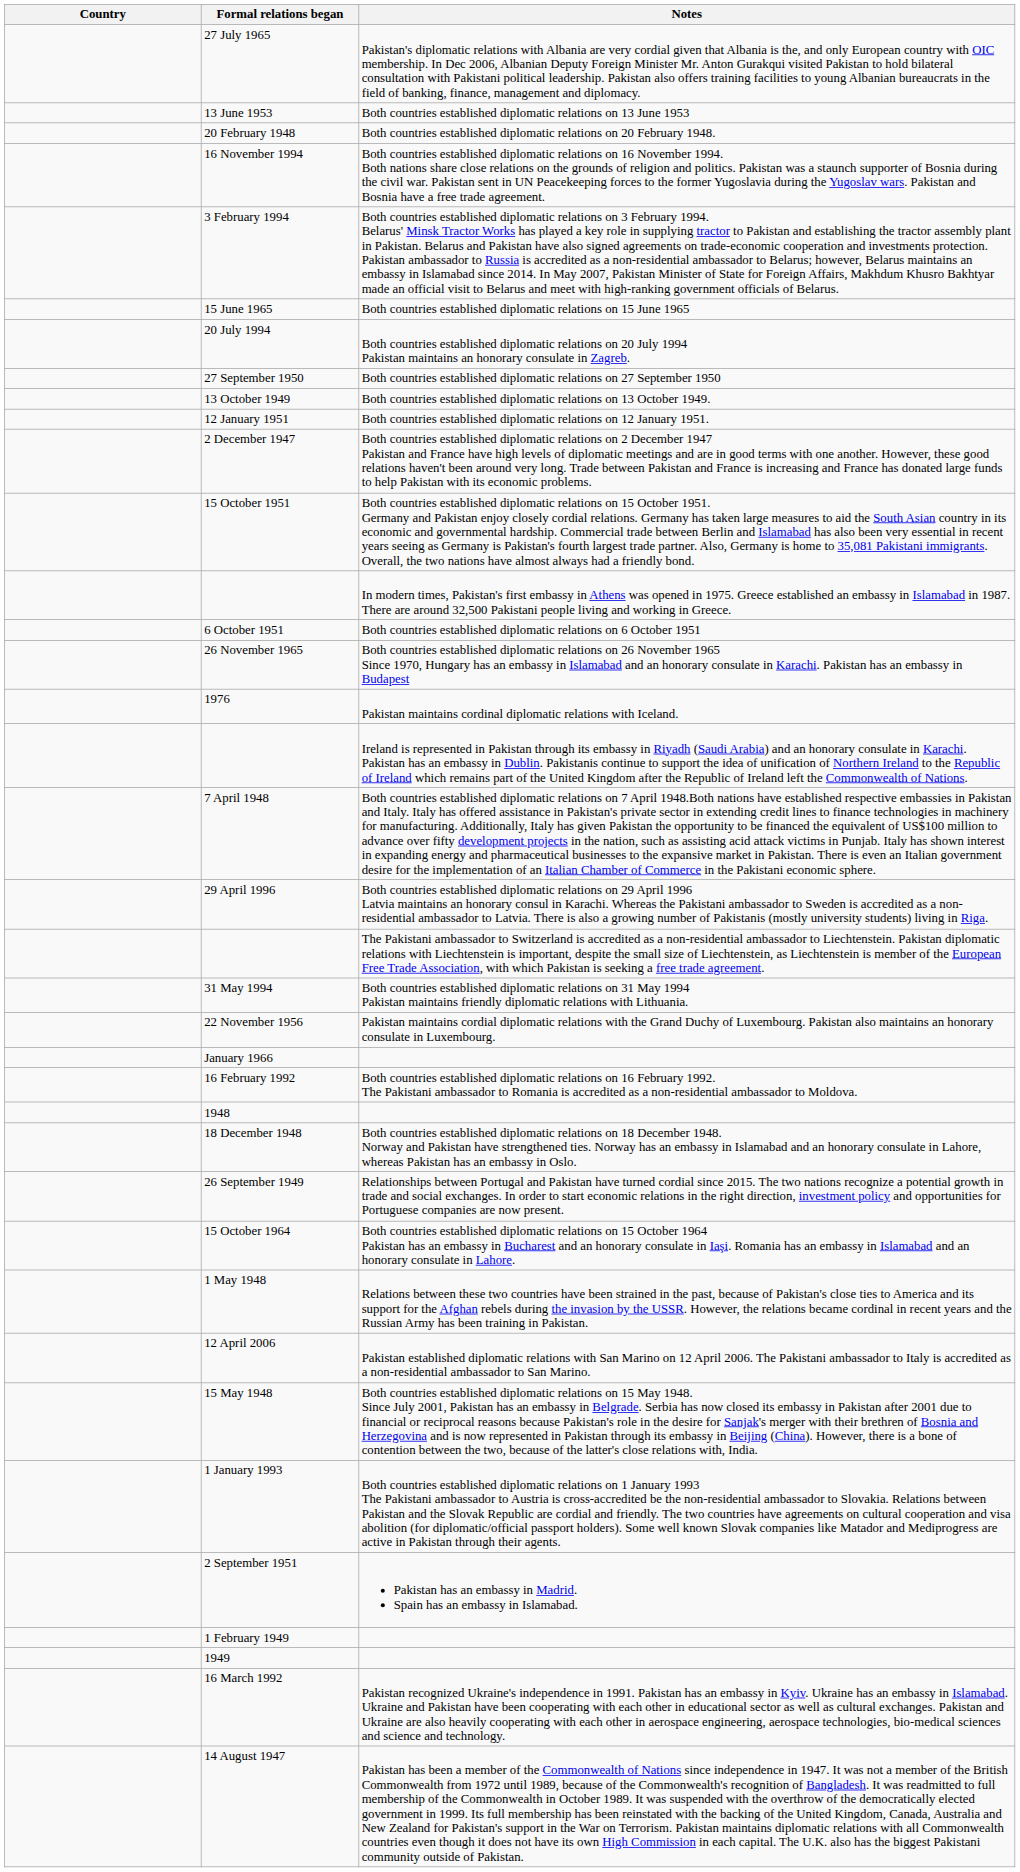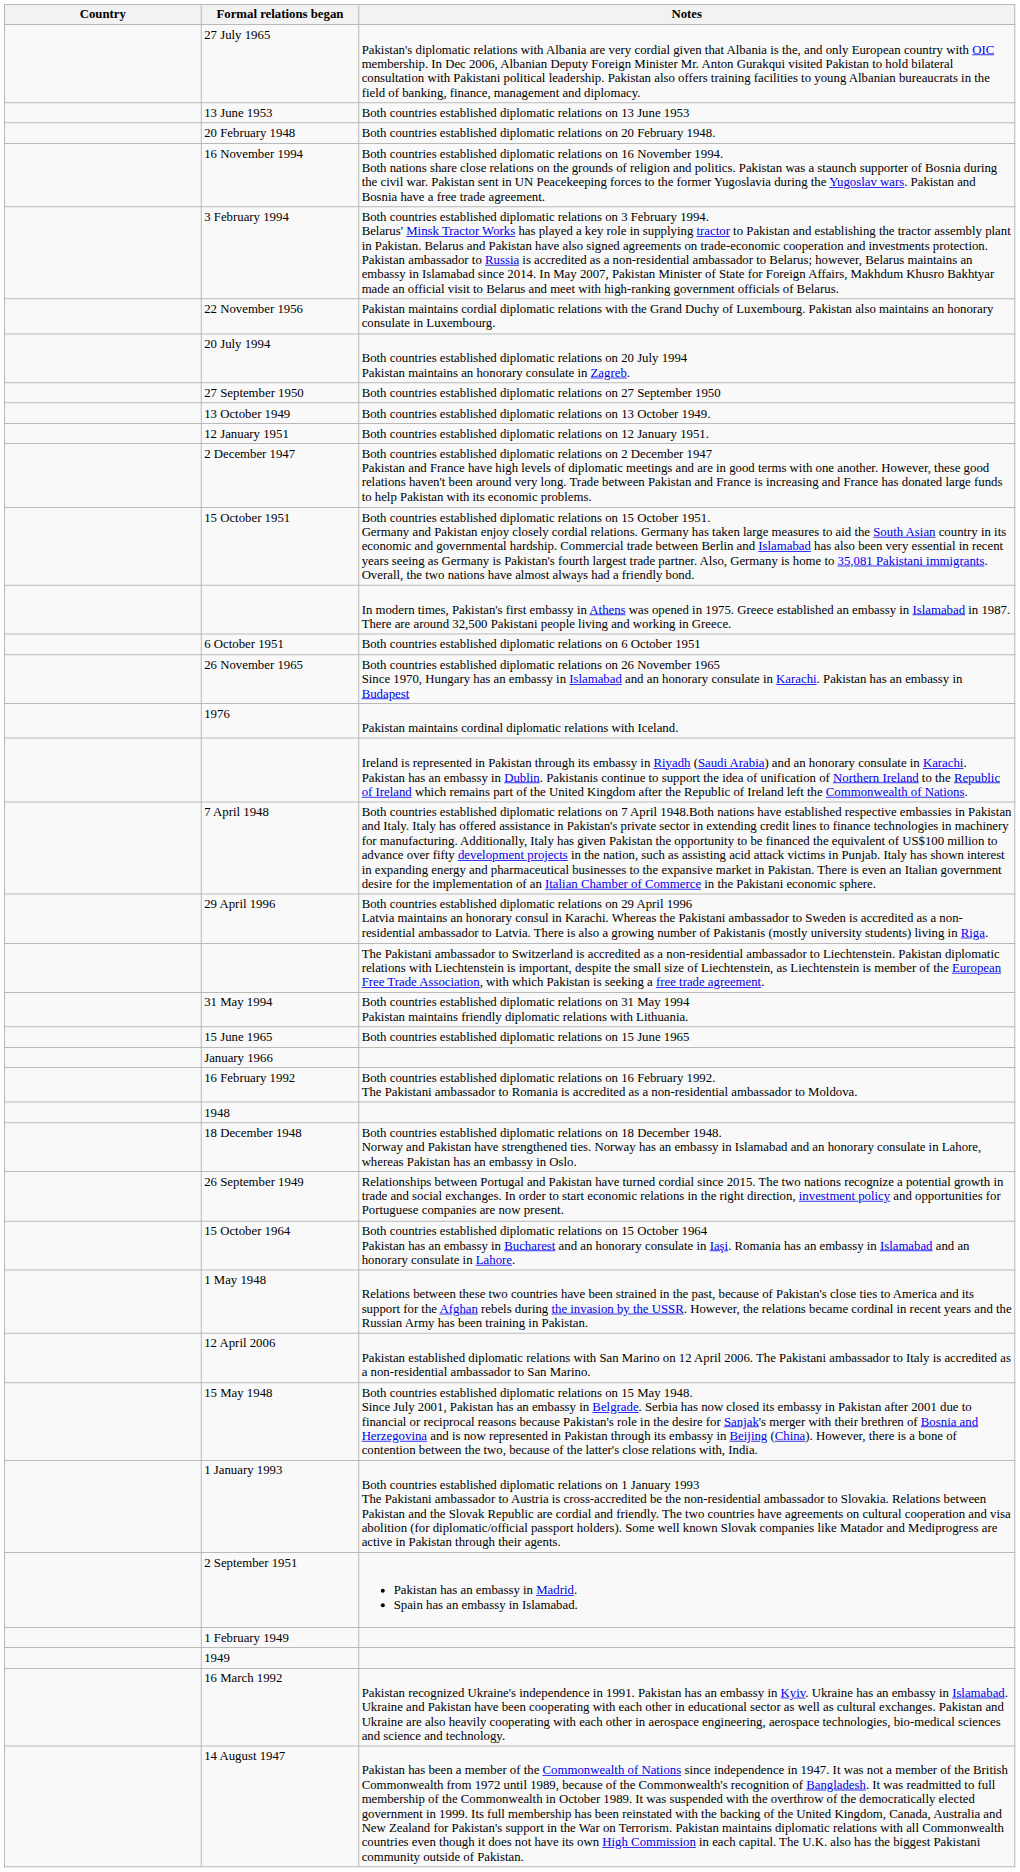rows swapped: (238, 309) <-> (254, 1022)
